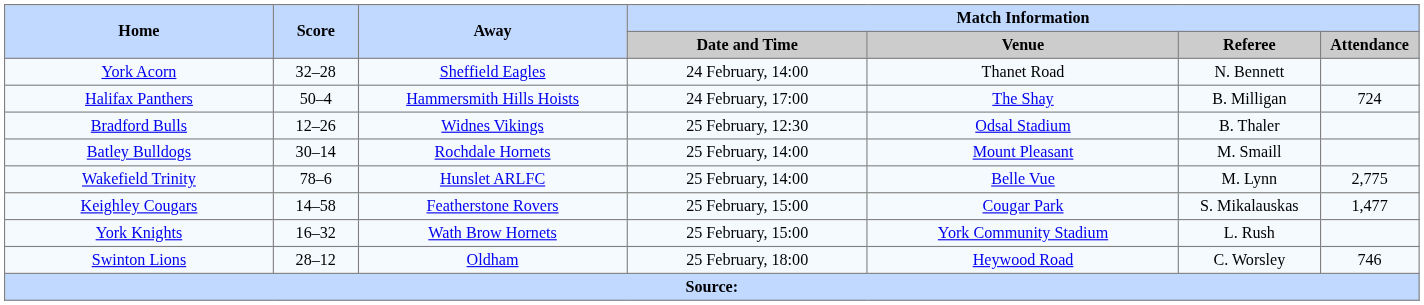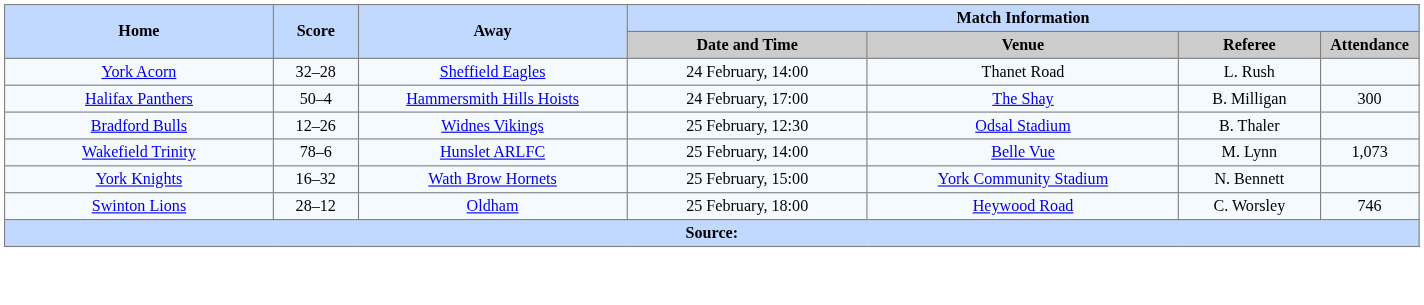(1249, 71) N. Bennett -> (1249, 71) L. Rush
(1370, 98) 724 -> (1370, 98) 300
- row: (139, 152)
(1370, 179) 2,775 -> (1370, 152) 1,073
- row: (139, 206)
(1249, 232) L. Rush -> (1249, 179) N. Bennett
